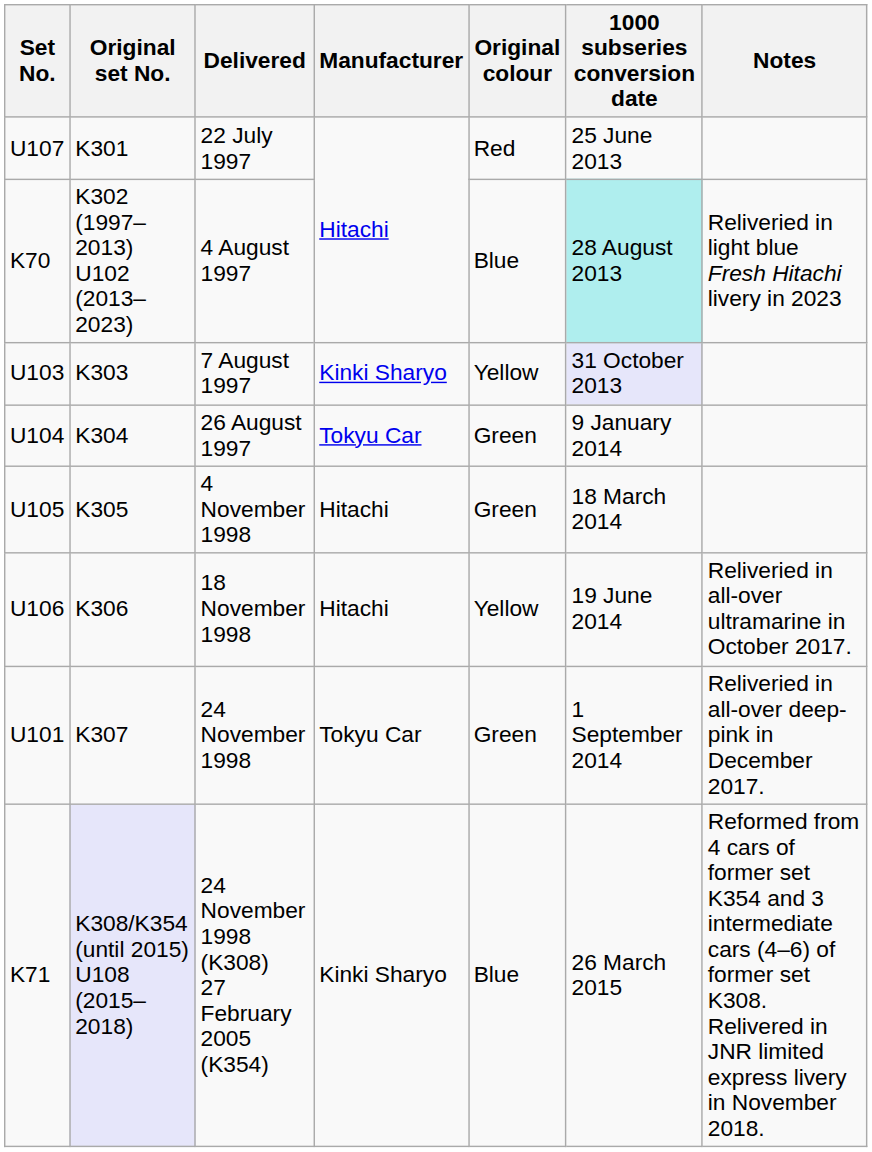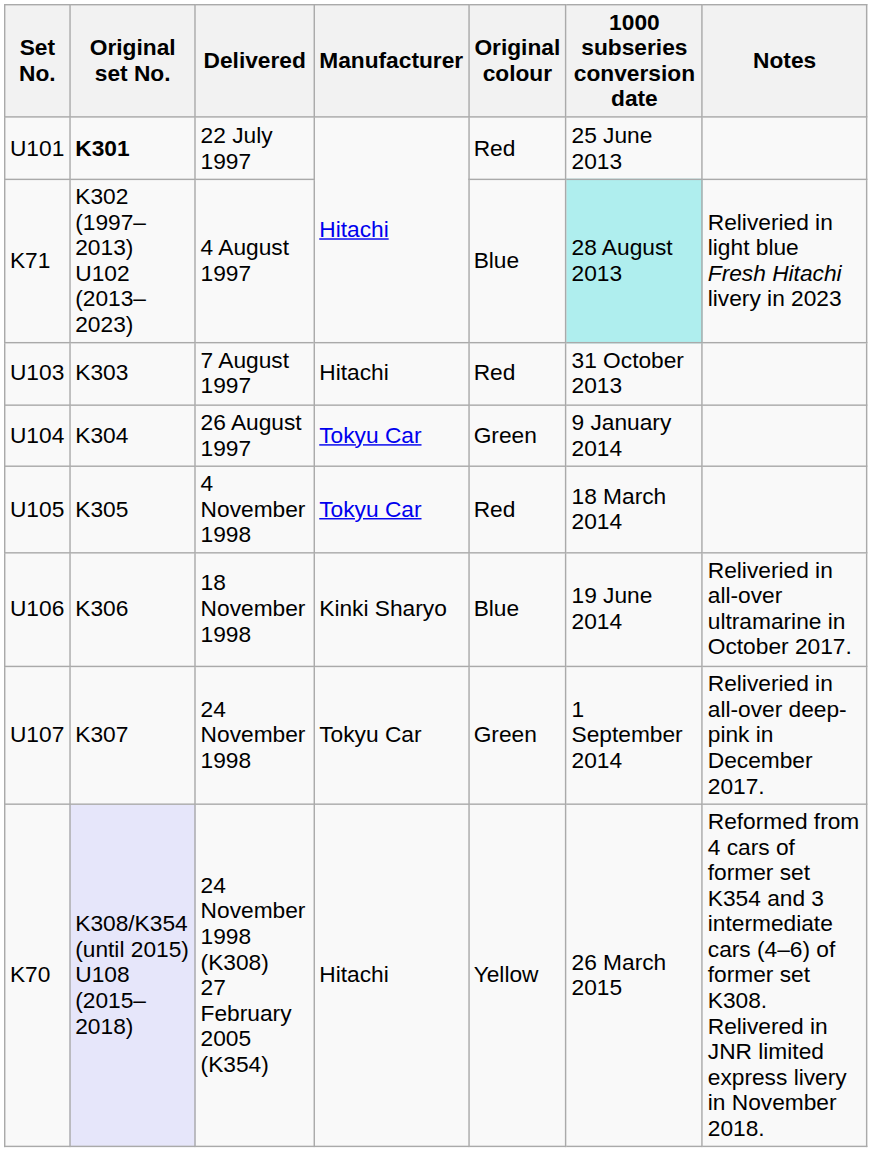(37, 148) U107 -> (37, 148) U101
(102, 148) normal -> (102, 148) bold
(30, 260) K70 -> (30, 260) K71
(383, 373) Kinki Sharyo -> (354, 373) Hitachi
(506, 373) Yellow -> (494, 373) Red
(628, 373) lavender background -> (628, 373) no background
(354, 509) Hitachi -> (370, 509) Tokyu Car
(505, 509) Green -> (494, 509) Red
(354, 609) Hitachi -> (383, 609) Kinki Sharyo
(506, 609) Yellow -> (496, 609) Blue
(37, 734) U101 -> (37, 734) U107
(30, 975) K71 -> (30, 975) K70
(383, 975) Kinki Sharyo -> (354, 975) Hitachi
(496, 975) Blue -> (506, 975) Yellow
